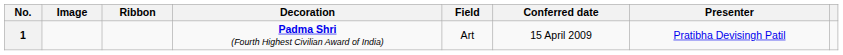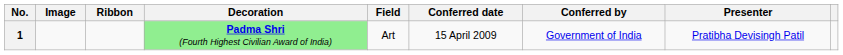+ column: (594, 12)
(307, 35) no background -> (256, 35) lightgreen background
